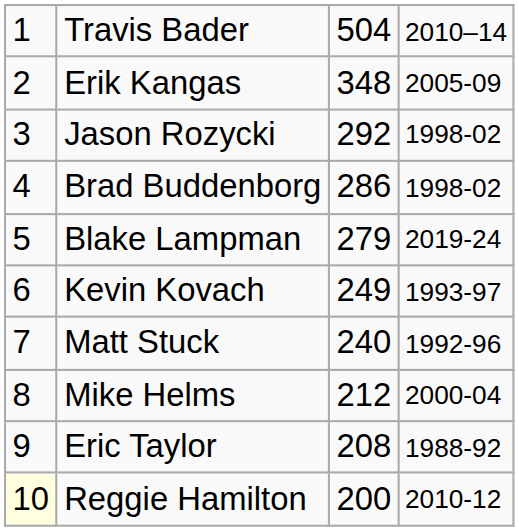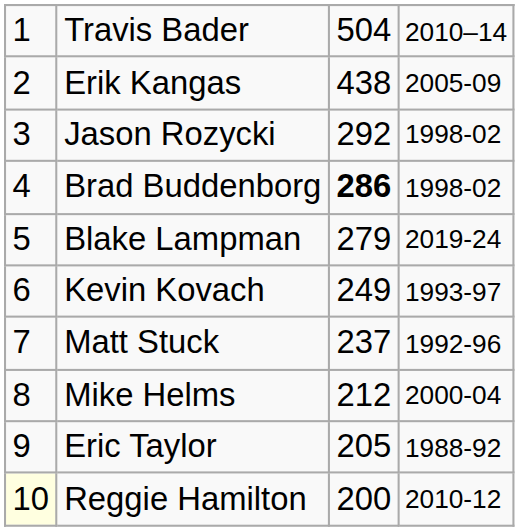(364, 82) 348 -> (364, 82) 438
(364, 186) normal -> (364, 186) bold
(364, 342) 240 -> (364, 342) 237
(364, 446) 208 -> (364, 446) 205
